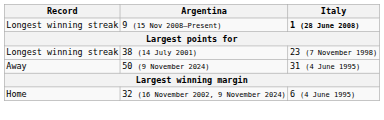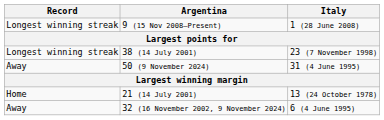(325, 25) bold -> (325, 25) normal
+ row: (160, 94)
(17, 94) Home -> (17, 108) Away
